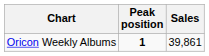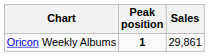(185, 42) 39,861 -> (185, 42) 29,861
